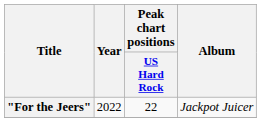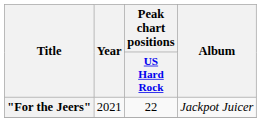(109, 107) 2022 -> (109, 107) 2021
